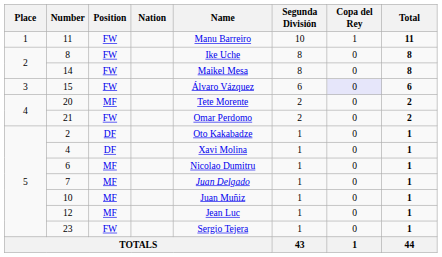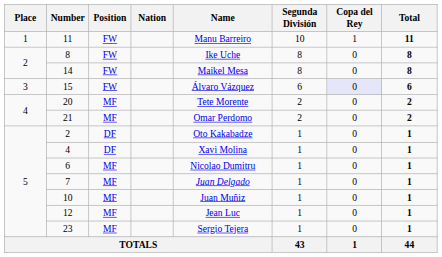(110, 118) FW -> (110, 118) MF
(110, 229) FW -> (110, 229) MF
